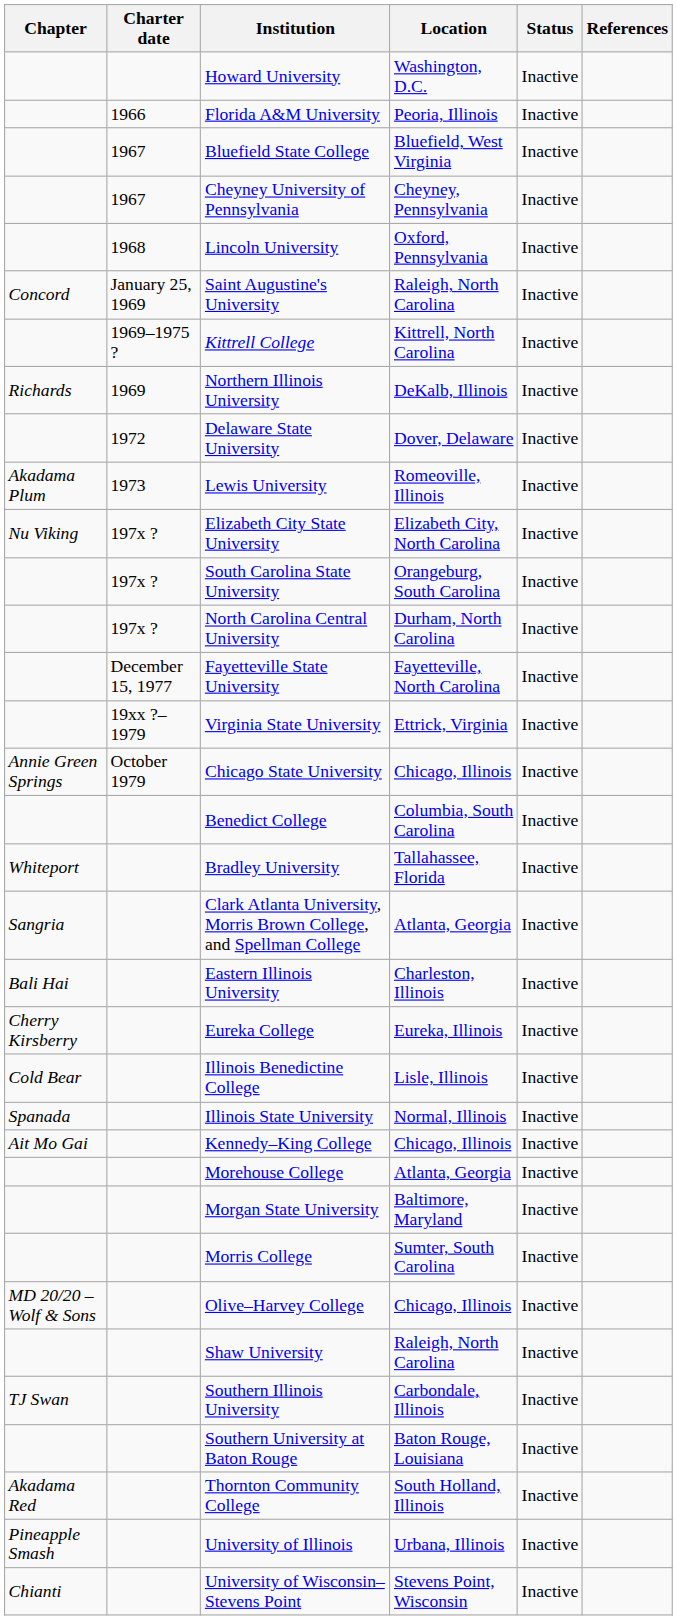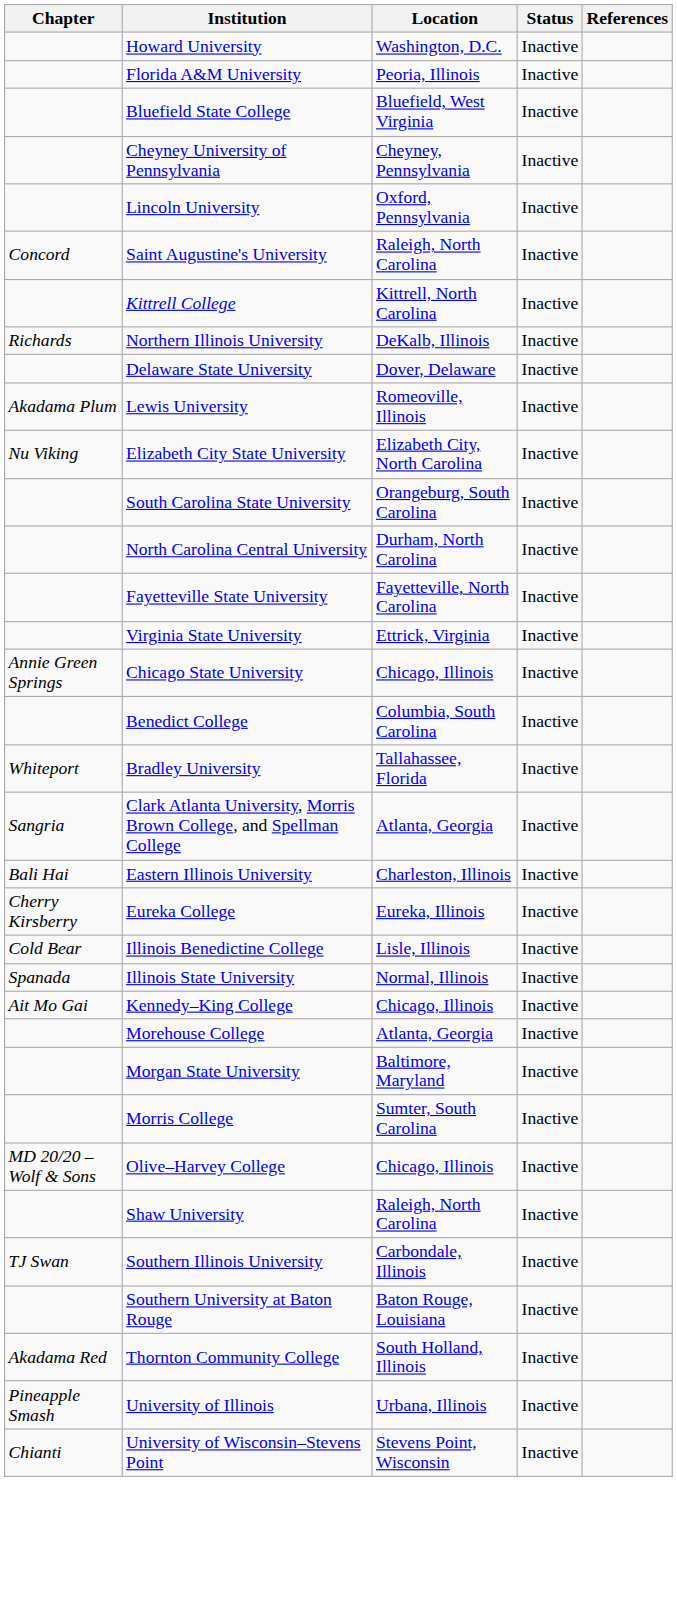- column: (154, 28)
